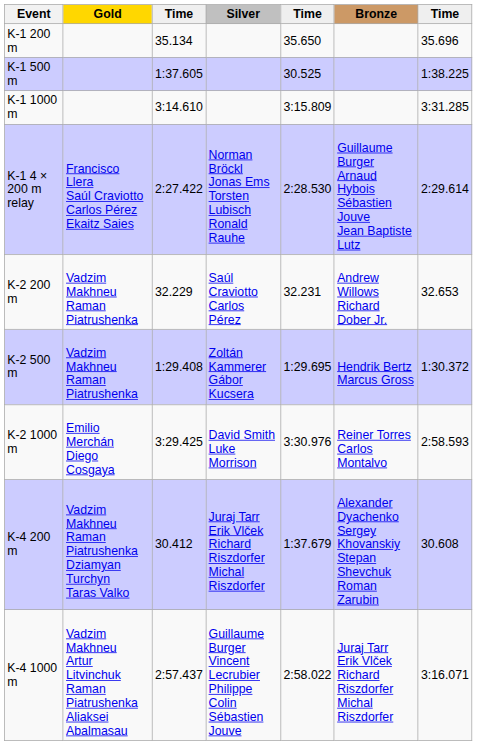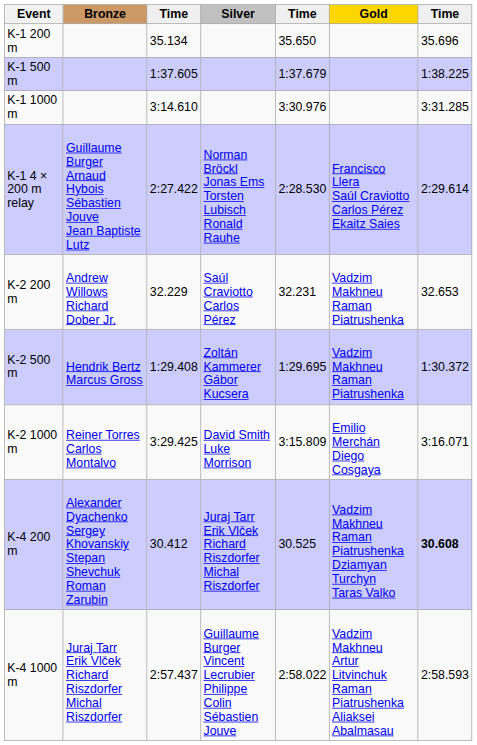columns swapped: (108, 14) <-> (376, 14)
(302, 74) 30.525 -> (302, 74) 1:37.679
(307, 107) 3:15.809 -> (302, 107) 3:30.976
(307, 442) 3:30.976 -> (302, 442) 3:15.809
(445, 442) 2:58.593 -> (445, 442) 3:16.071
(307, 544) 1:37.679 -> (297, 544) 30.525
(440, 544) normal -> (440, 544) bold
(445, 675) 3:16.071 -> (445, 675) 2:58.593
